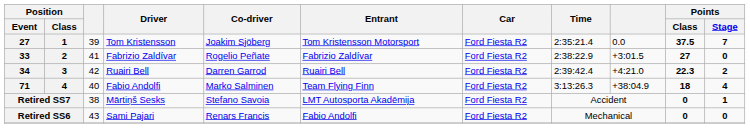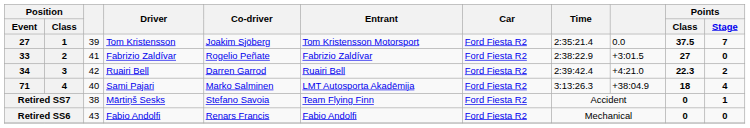(133, 85) Fabio Andolfi -> (130, 85) Sami Pajari
(338, 85) Team Flying Finn -> (358, 85) LMT Autosporta Akadēmija
(358, 100) LMT Autosporta Akadēmija -> (338, 100) Team Flying Finn
(130, 115) Sami Pajari -> (133, 115) Fabio Andolfi
